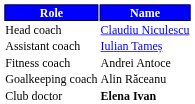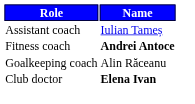- row: (33, 30)
(136, 63) normal -> (138, 46) bold
